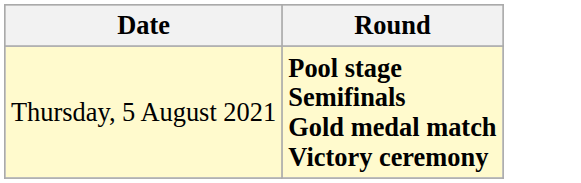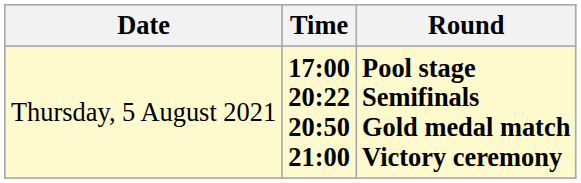+ column: (319, 25)
